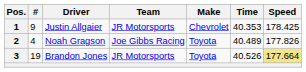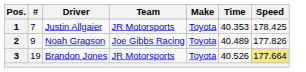(33, 27) 9 -> (33, 27) 7
(209, 27) Chevrolet -> (203, 27) Toyota
(33, 41) 4 -> (33, 41) 9
